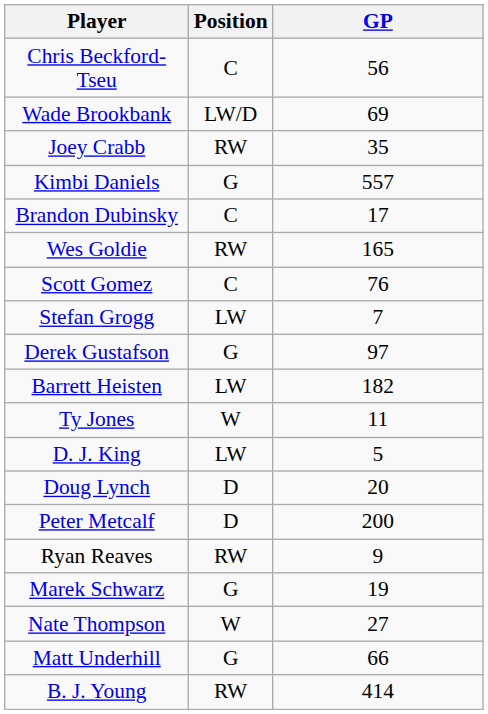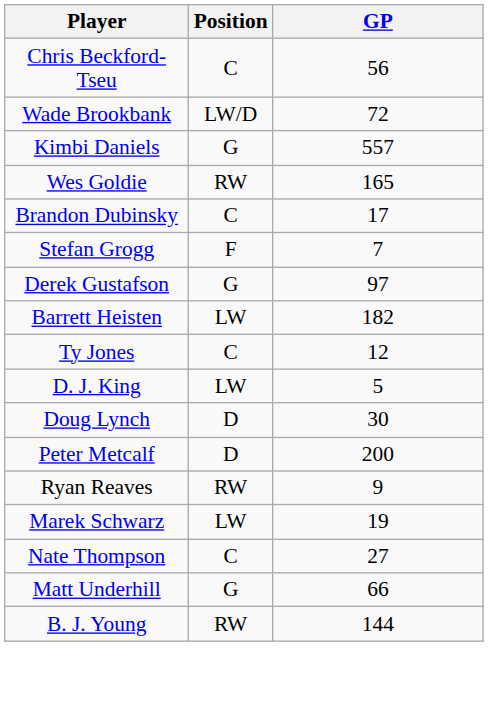(378, 113) 69 -> (378, 113) 72
- row: (97, 147)
rows swapped: (97, 215) <-> (97, 249)
- row: (97, 283)
(231, 317) LW -> (231, 249) F
(231, 419) W -> (231, 351) C
(378, 419) 11 -> (378, 351) 12
(378, 487) 20 -> (378, 419) 30
(231, 589) G -> (231, 521) LW
(231, 623) W -> (231, 555) C
(378, 691) 414 -> (378, 623) 144
